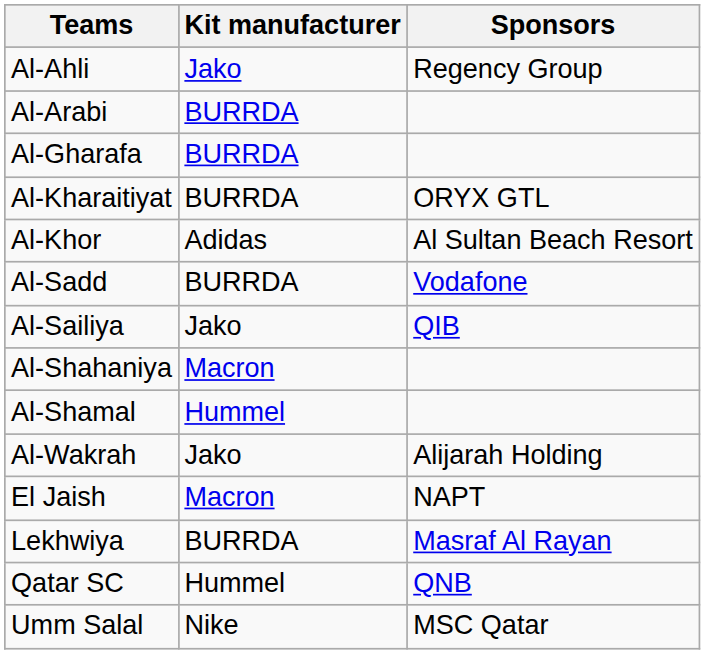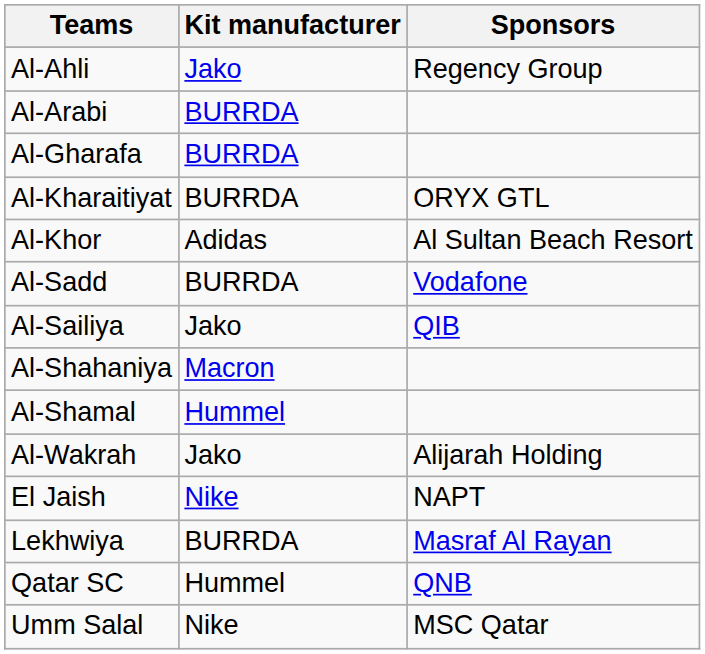(229, 497) Macron -> (211, 497) Nike
